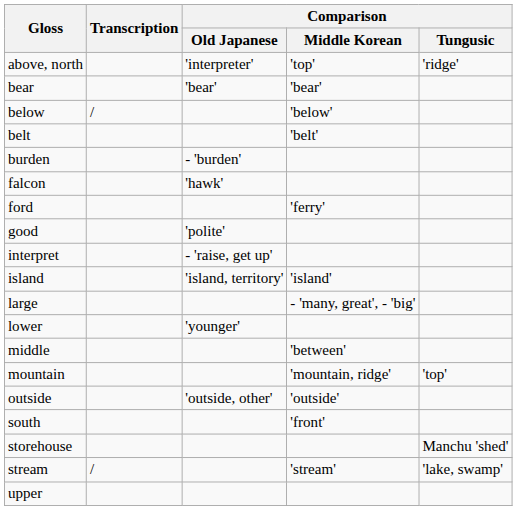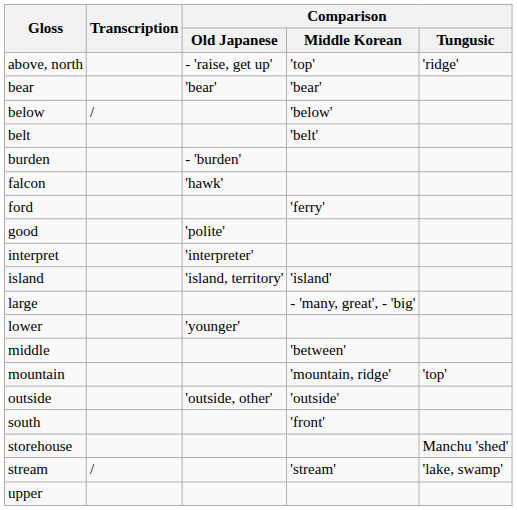(219, 64) 'interpreter' -> (229, 64) - 'raise, get up'
(229, 254) - 'raise, get up' -> (219, 254) 'interpreter'
